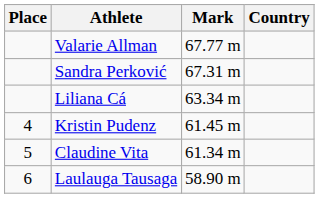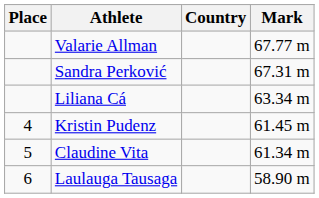columns swapped: (279, 17) <-> (213, 17)
